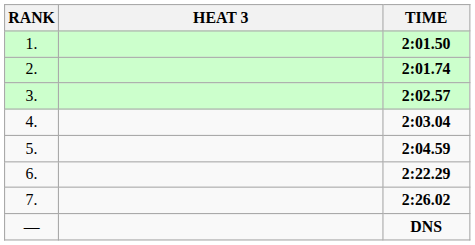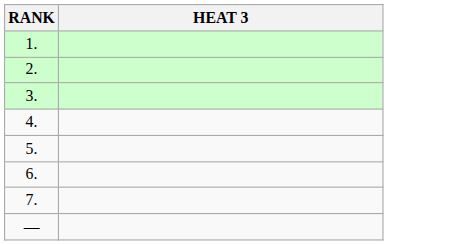- column: (426, 17)
